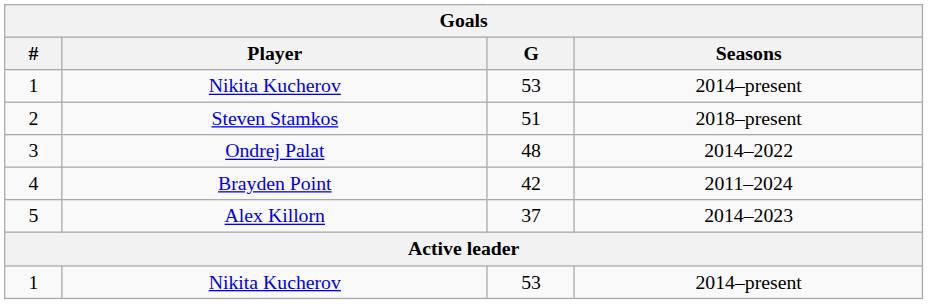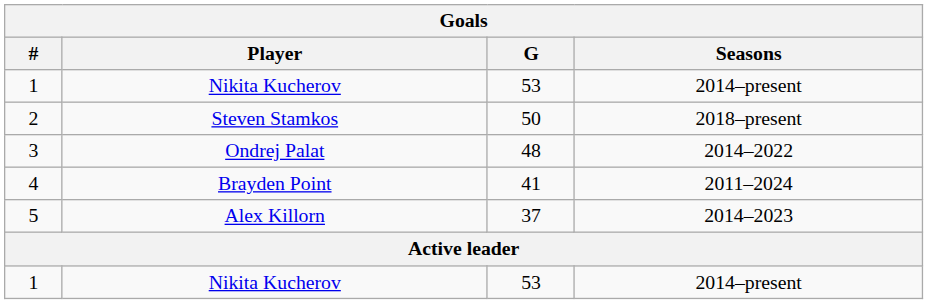(531, 118) 51 -> (531, 118) 50
(531, 183) 42 -> (531, 183) 41
